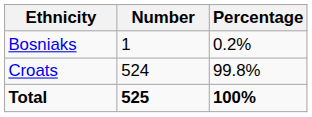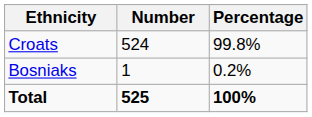rows swapped: (33, 71) <-> (42, 44)
